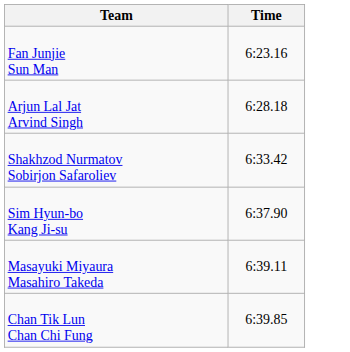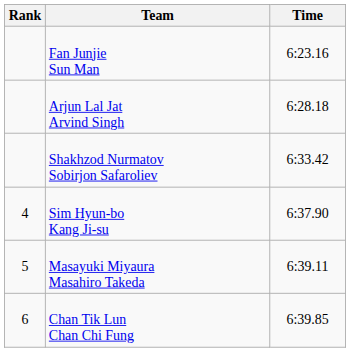+ column: (25, 15)
